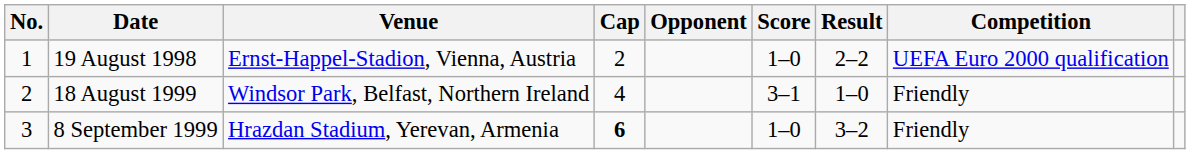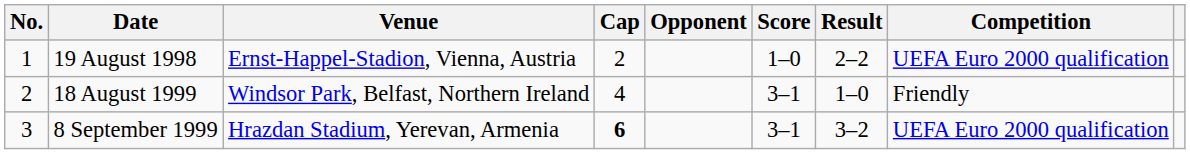(784, 129) 1–0 -> (784, 129) 3–1
(931, 129) Friendly -> (1031, 129) UEFA Euro 2000 qualification
